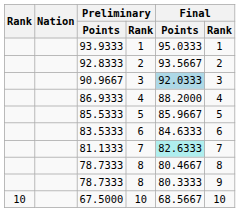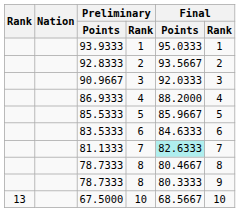(180, 81) lightblue background -> (180, 81) no background
(19, 199) 10 -> (19, 199) 13
